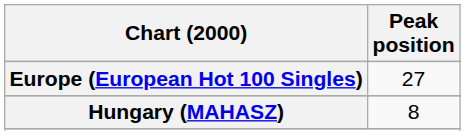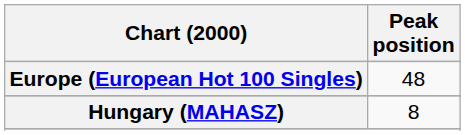(414, 78) 27 -> (414, 78) 48
